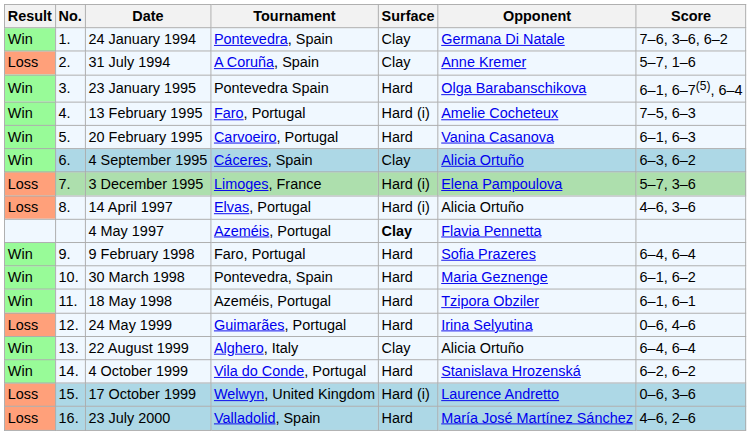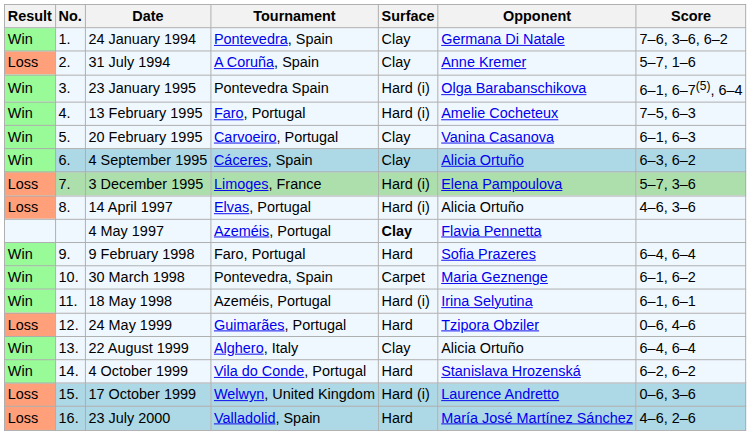(397, 87) Hard -> (406, 87) Hard (i)
(397, 136) Hard -> (396, 136) Clay
(397, 277) Hard -> (403, 277) Carpet
(397, 300) Hard -> (406, 300) Hard (i)
(490, 300) Tzipora Obziler -> (487, 300) Irina Selyutina
(487, 324) Irina Selyutina -> (490, 324) Tzipora Obziler
